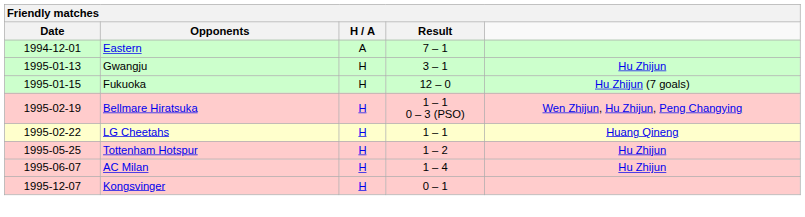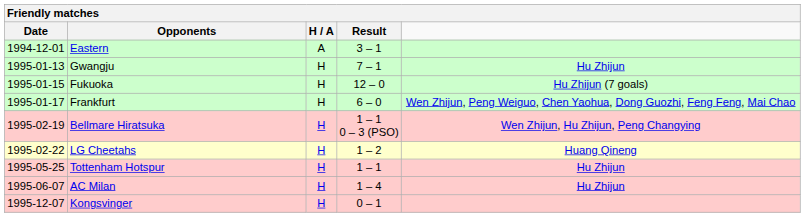(435, 48) 7 – 1 -> (369, 48) 3 – 1
(435, 66) 3 – 1 -> (369, 66) 7 – 1
+ row: (92, 102)
(435, 132) 1 – 1 -> (369, 150) 1 – 2
(435, 150) 1 – 2 -> (369, 168) 1 – 1
